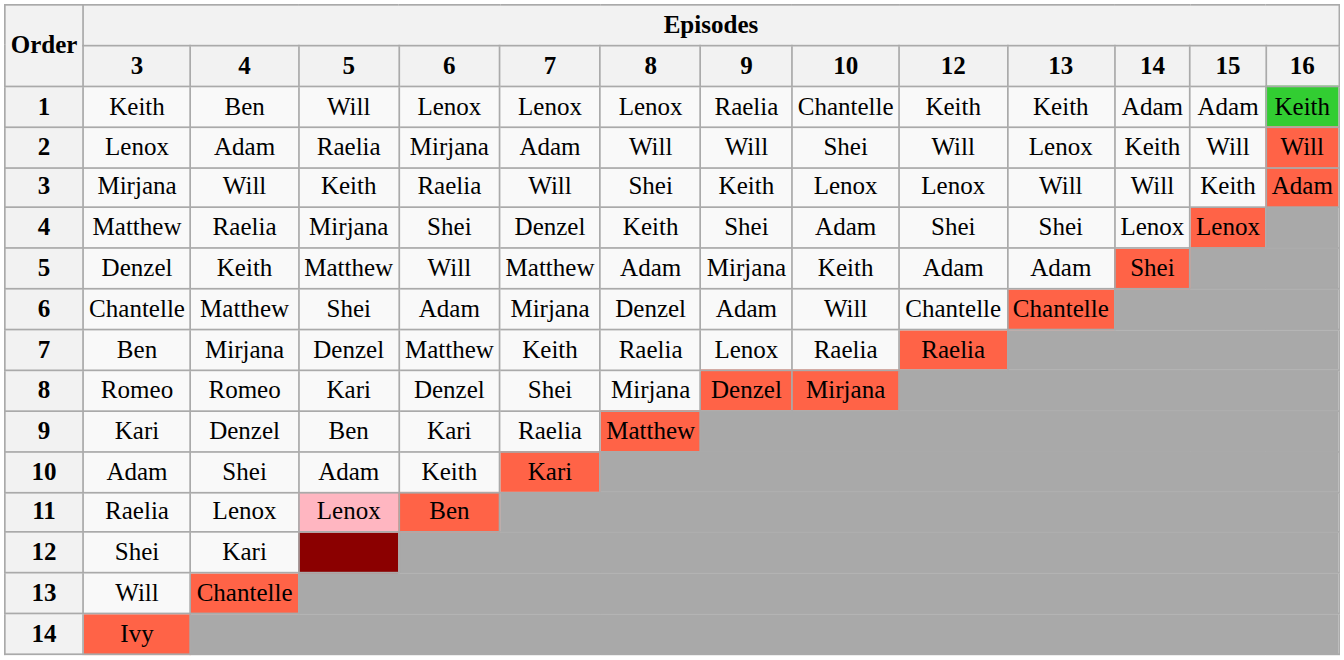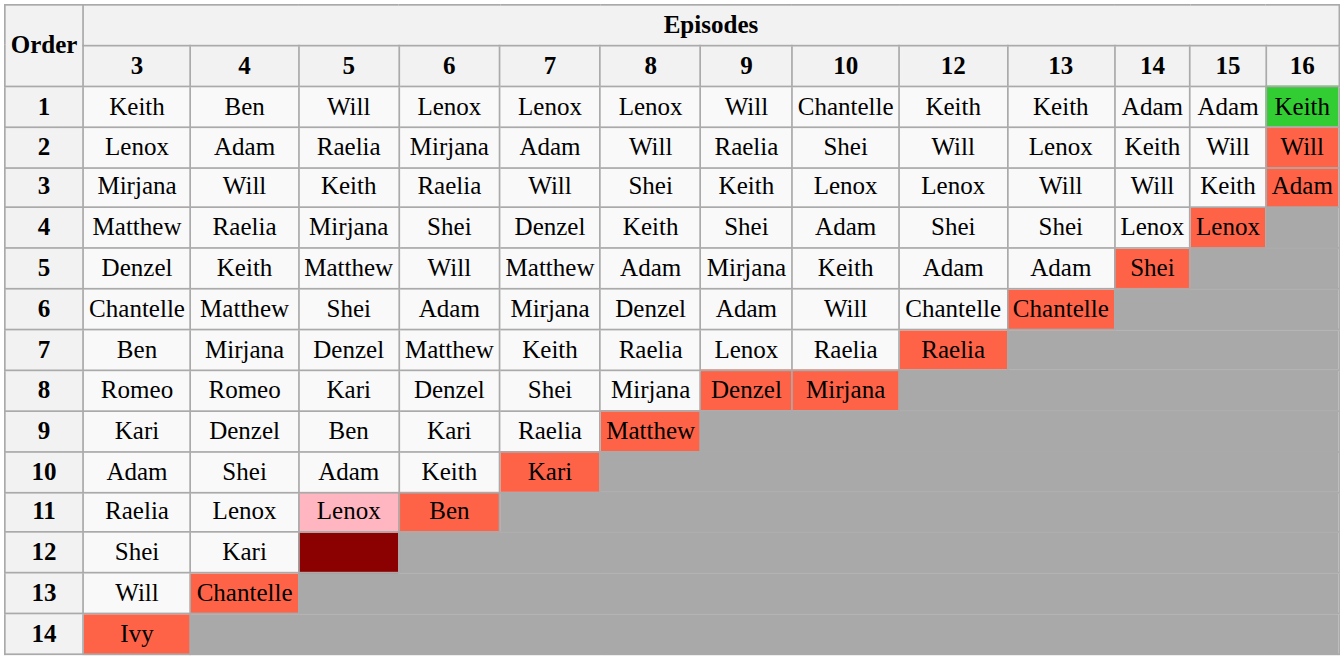(746, 105) Raelia -> (746, 105) Will
(746, 146) Will -> (746, 146) Raelia
